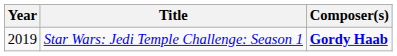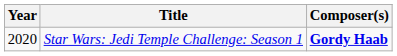(22, 39) 2019 -> (22, 39) 2020
